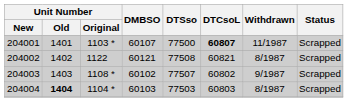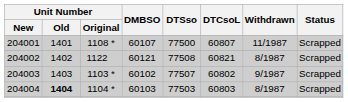(101, 43) 1103 * -> (101, 43) 1108 *
(222, 43) bold -> (222, 43) normal
(101, 74) 1108 * -> (101, 74) 1103 *
